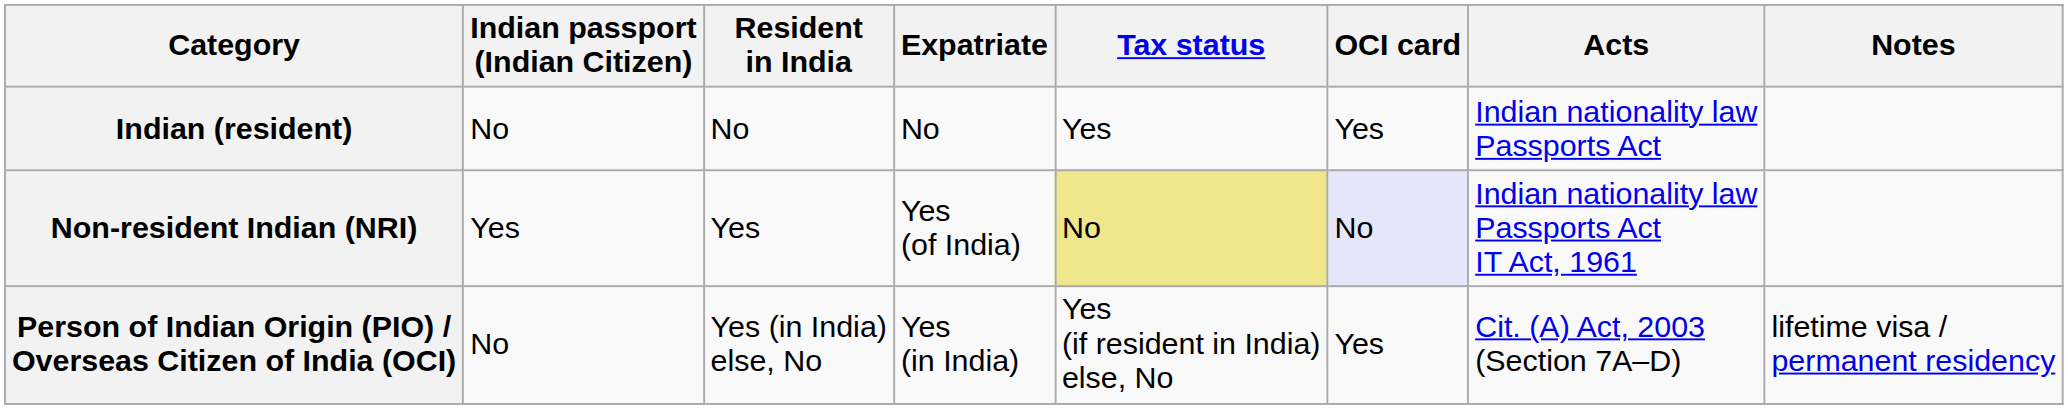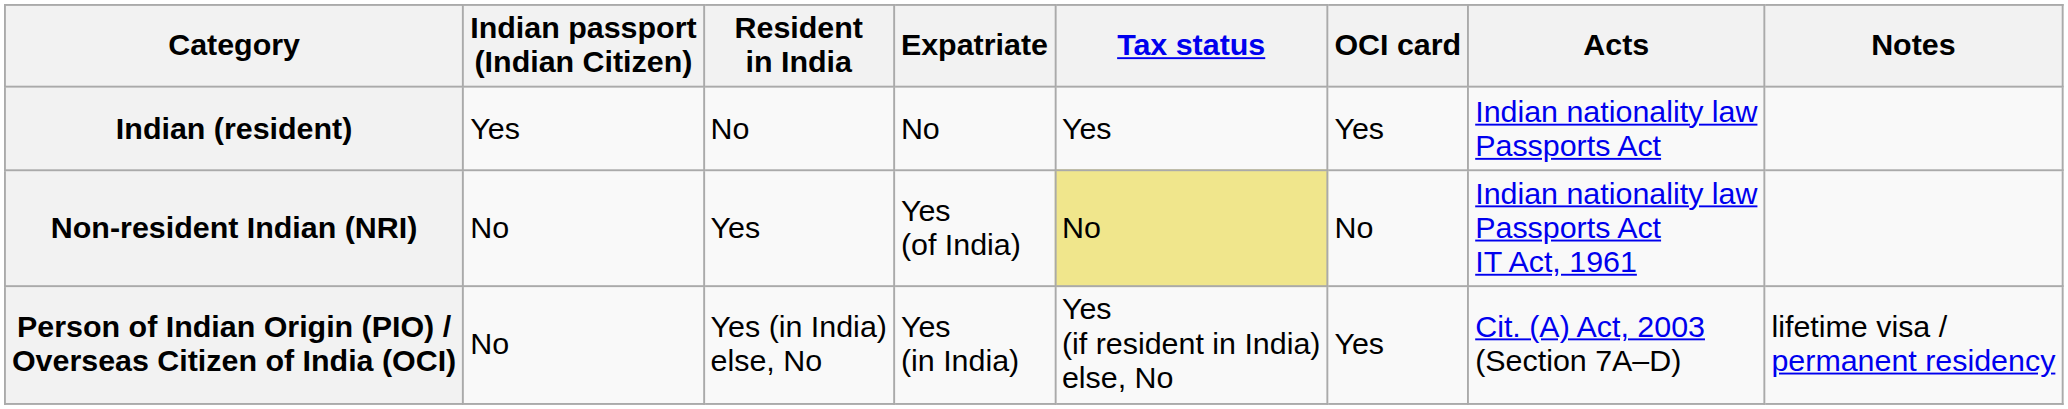(490, 128) No -> (495, 128) Yes
(495, 227) Yes -> (490, 227) No
(1354, 227) lavender background -> (1354, 227) no background
